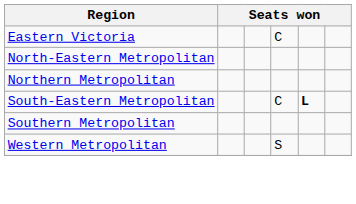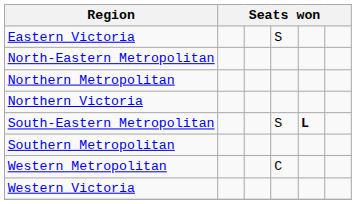(278, 37) C -> (278, 37) S
+ row: (75, 102)
(278, 102) C -> (278, 123) S
(278, 145) S -> (278, 167) C
+ row: (71, 188)
